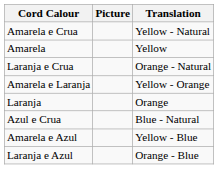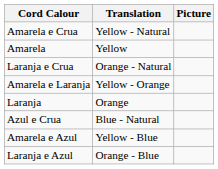columns swapped: (173, 13) <-> (113, 13)
